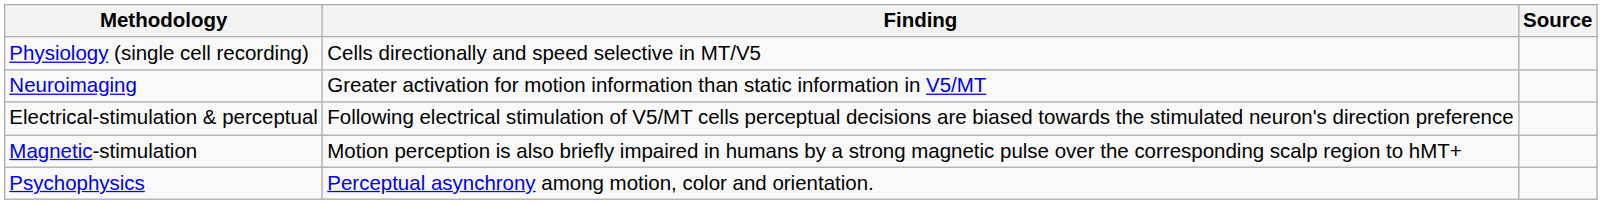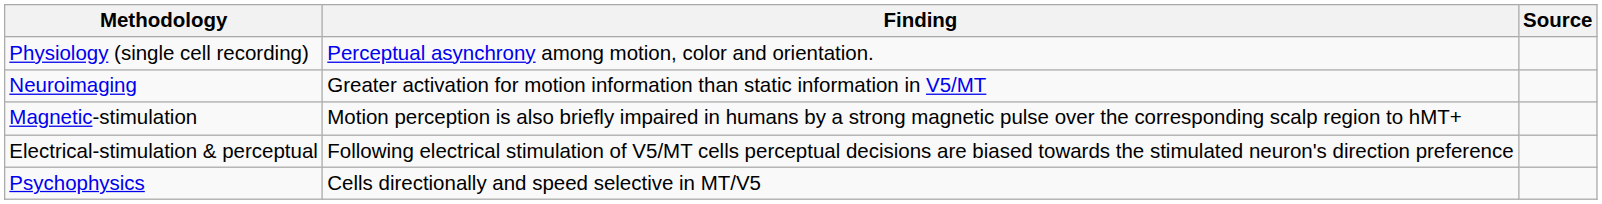(544, 53) Cells directionally and speed selective in MT/V5 -> (601, 53) Perceptual asynchrony among motion, color and orientation.
rows swapped: (164, 118) <-> (103, 150)
(601, 183) Perceptual asynchrony among motion, color and orientation. -> (544, 183) Cells directionally and speed selective in MT/V5
